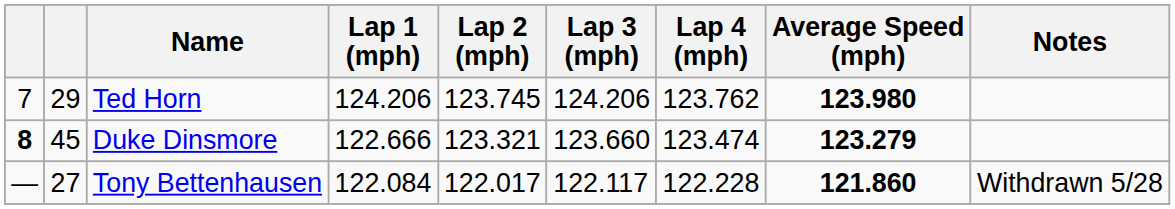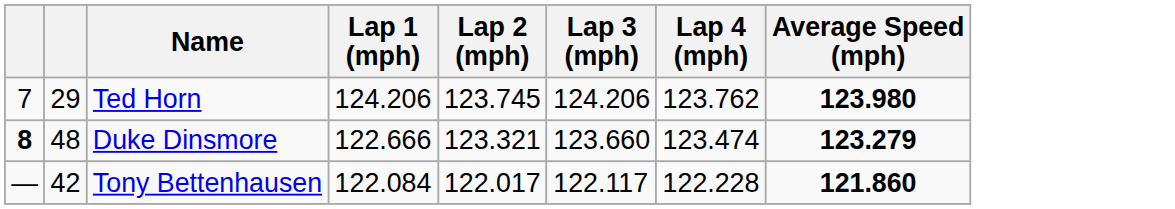- column: (1070, 41)
(65, 141) 45 -> (65, 141) 48
(65, 183) 27 -> (65, 183) 42
